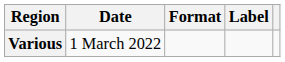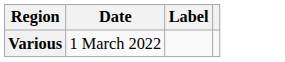- column: (195, 17)
